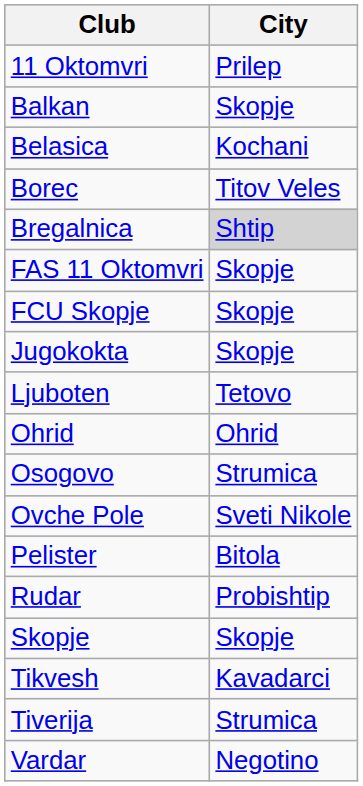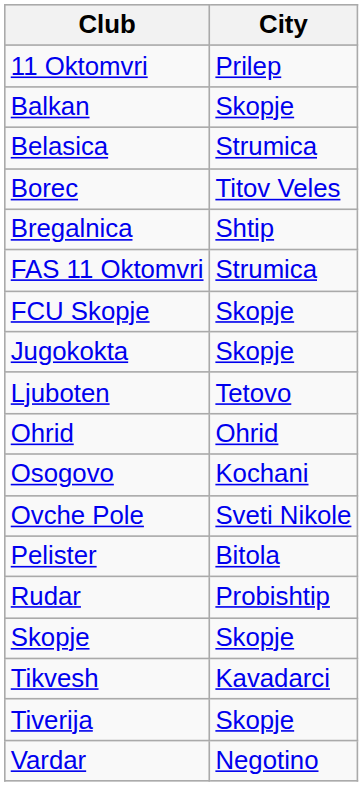(262, 147) Kochani -> (266, 147) Strumica
(245, 229) lightgrey background -> (245, 229) no background
(255, 270) Skopje -> (266, 270) Strumica
(266, 474) Strumica -> (262, 474) Kochani
(266, 719) Strumica -> (255, 719) Skopje
